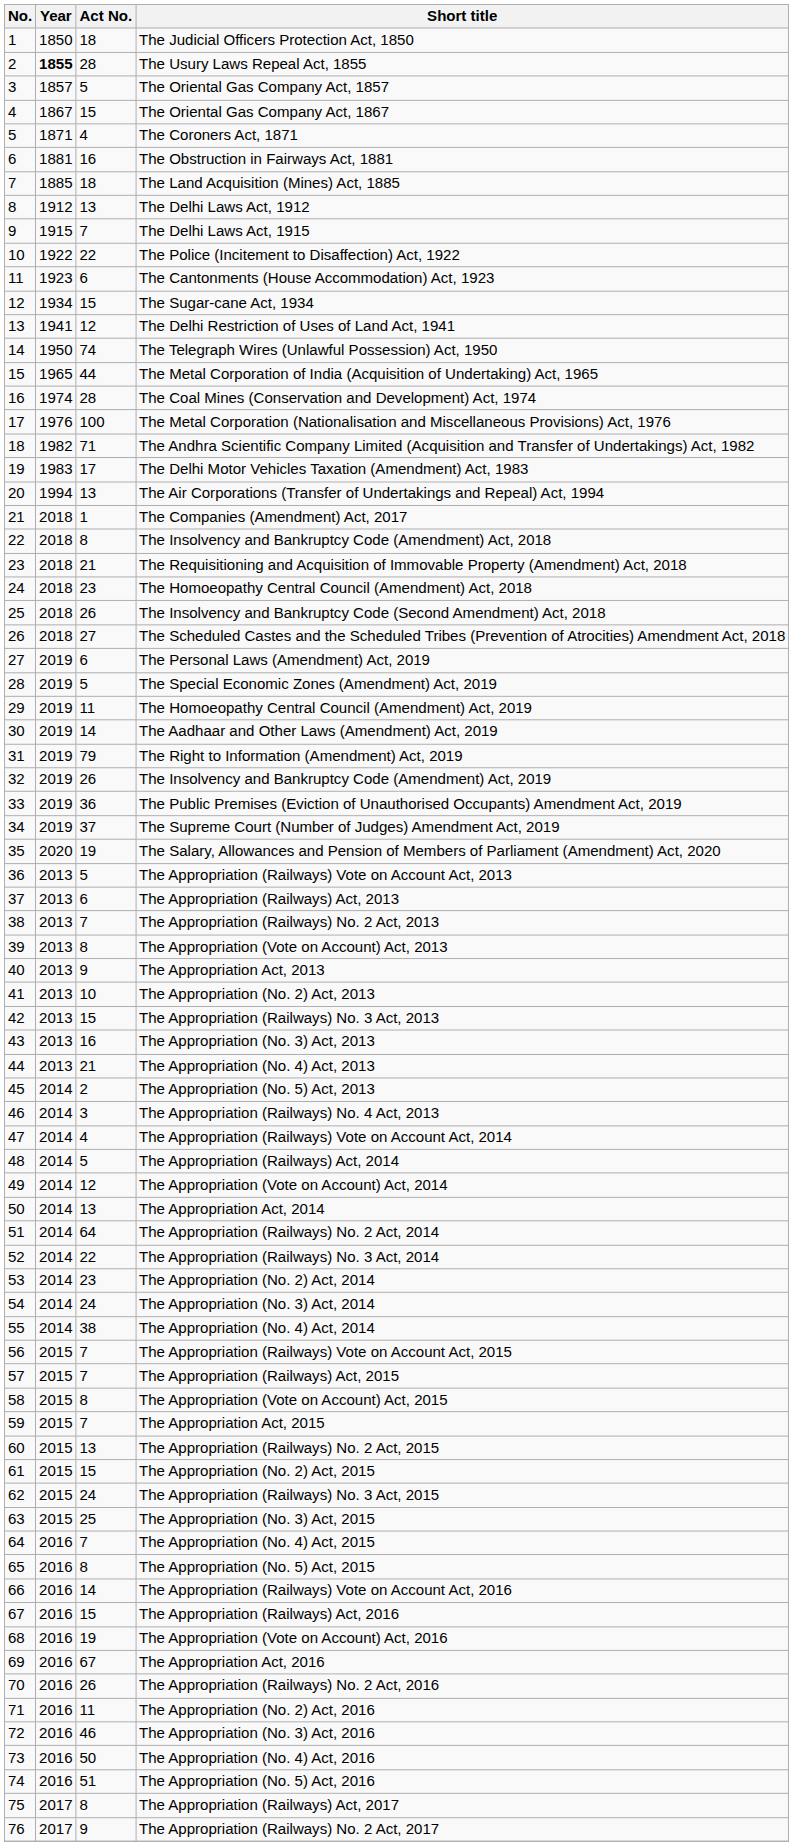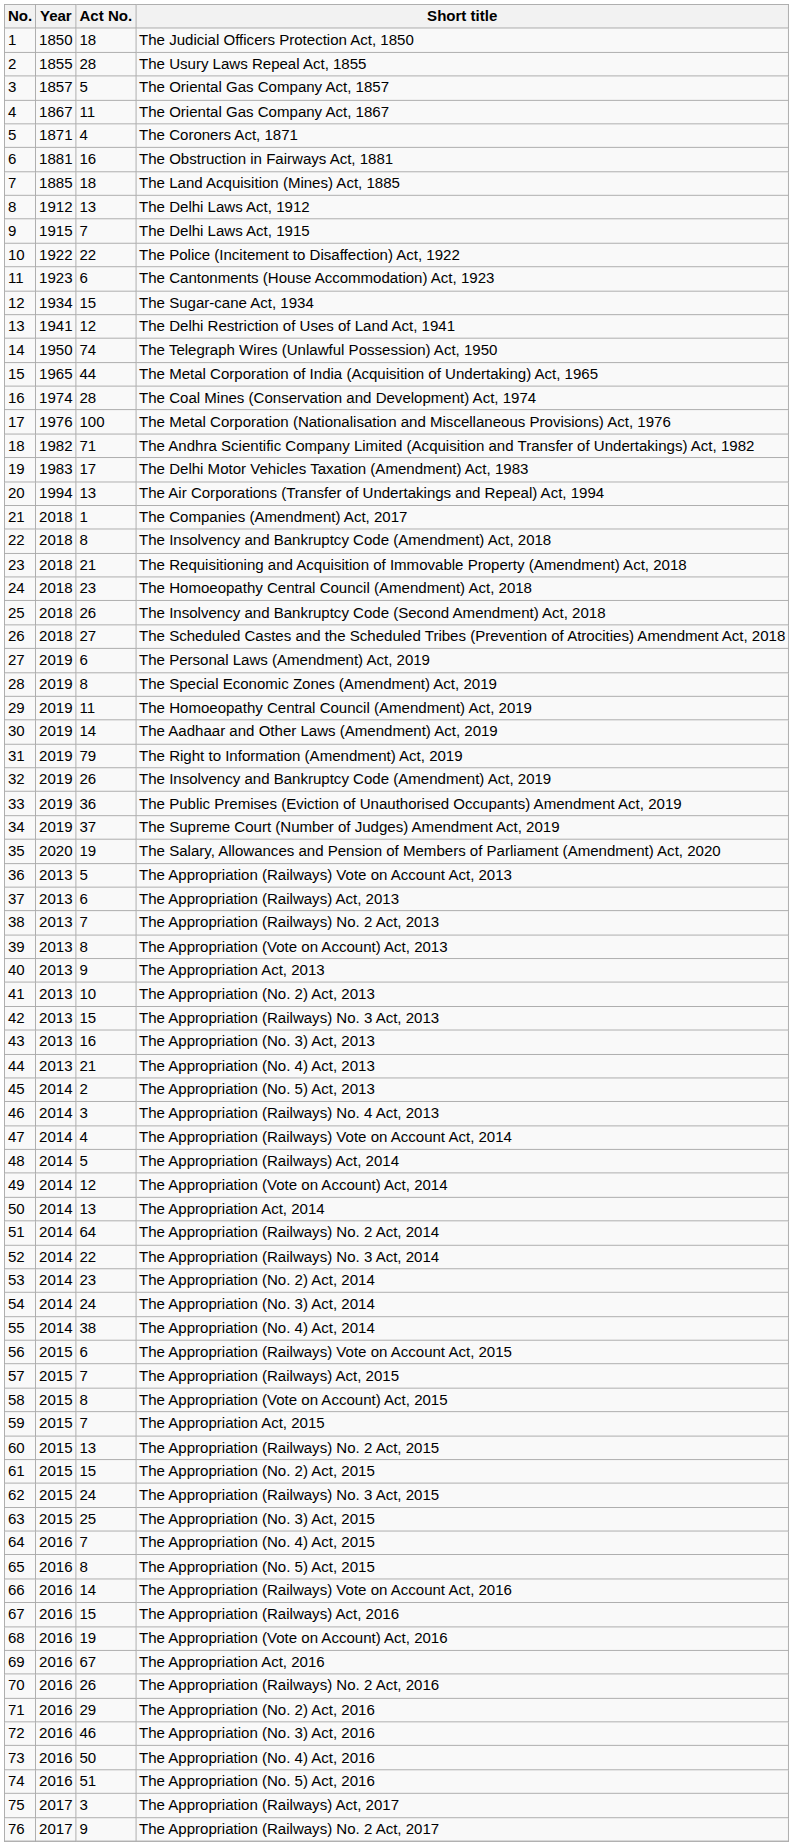(56, 64) bold -> (56, 64) normal
(88, 111) 15 -> (87, 111) 11
(84, 684) 5 -> (84, 684) 8
(84, 1352) 7 -> (84, 1352) 6
(87, 1709) 11 -> (88, 1709) 29
(84, 1805) 8 -> (84, 1805) 3
